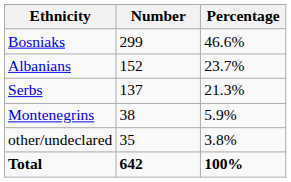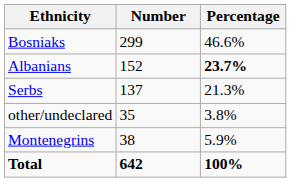(224, 66) normal -> (226, 66) bold
rows swapped: (51, 115) <-> (60, 139)
